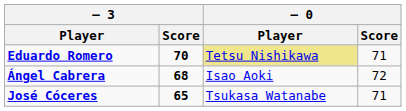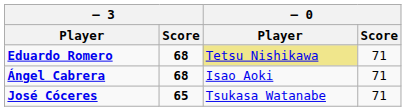(181, 55) 70 -> (181, 55) 68
(379, 76) 72 -> (379, 76) 71
